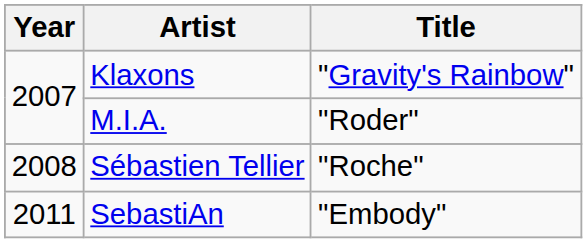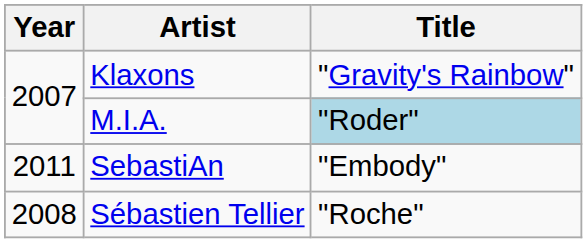(368, 120) no background -> (368, 120) lightblue background
rows swapped: (197, 167) <-> (157, 213)
